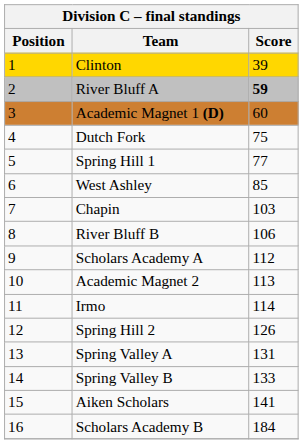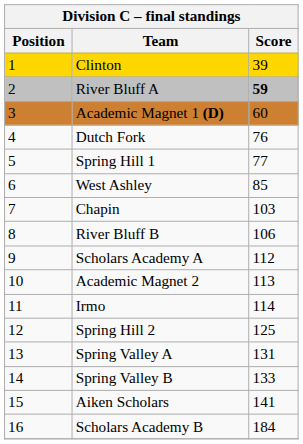(260, 137) 75 -> (260, 137) 76
(264, 330) 126 -> (264, 330) 125
